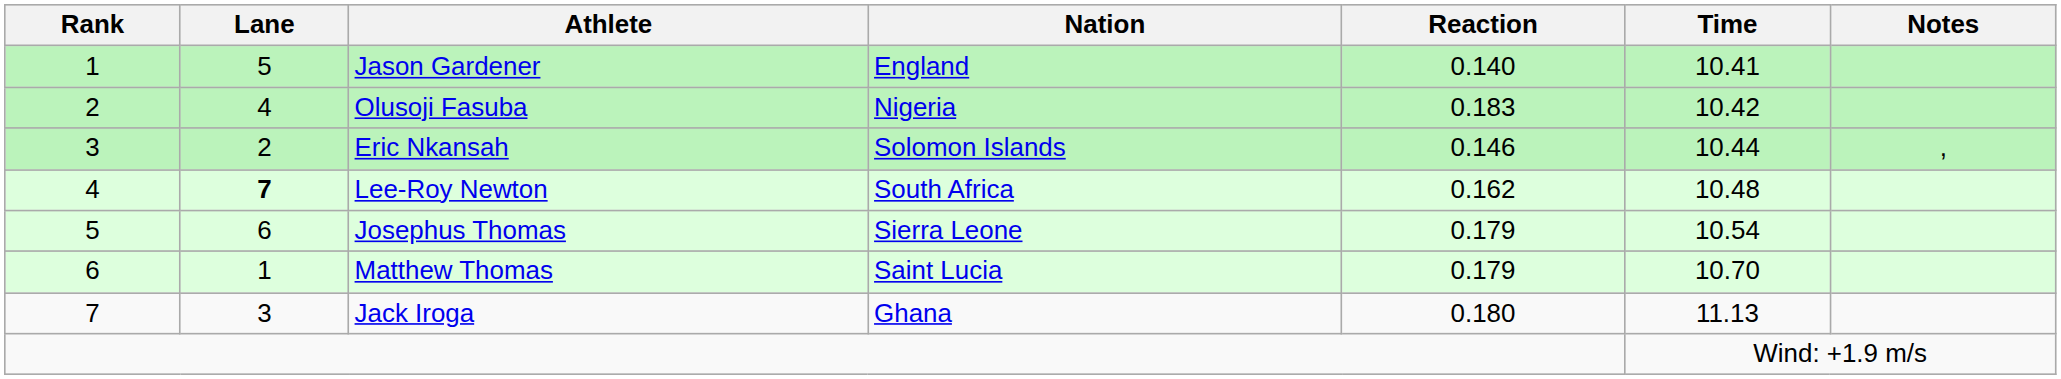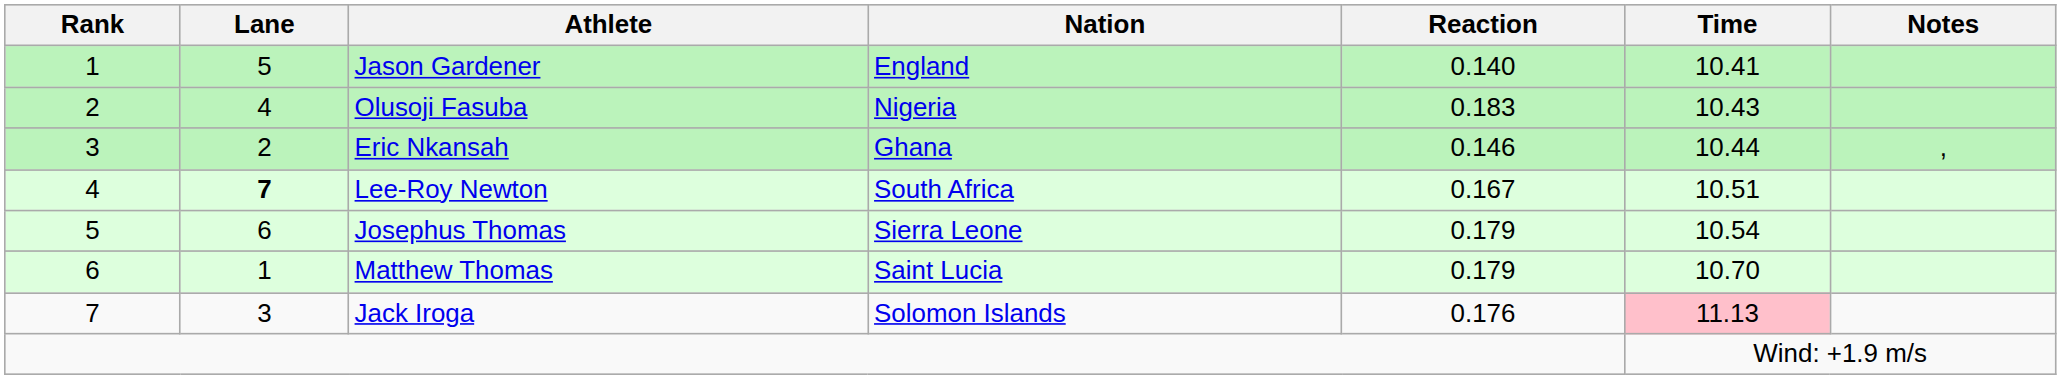(1727, 107) 10.42 -> (1727, 107) 10.43
(970, 148) Solomon Islands -> (913, 148) Ghana
(1483, 189) 0.162 -> (1483, 189) 0.167
(1727, 189) 10.48 -> (1727, 189) 10.51
(913, 312) Ghana -> (970, 312) Solomon Islands
(1483, 312) 0.180 -> (1483, 312) 0.176
(1727, 312) no background -> (1727, 312) pink background
